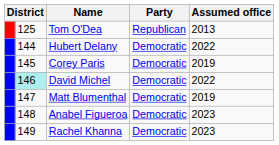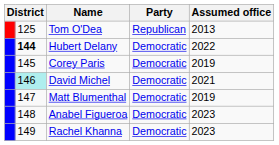(27, 47) normal -> (27, 47) bold
(203, 81) 2022 -> (203, 81) 2021
